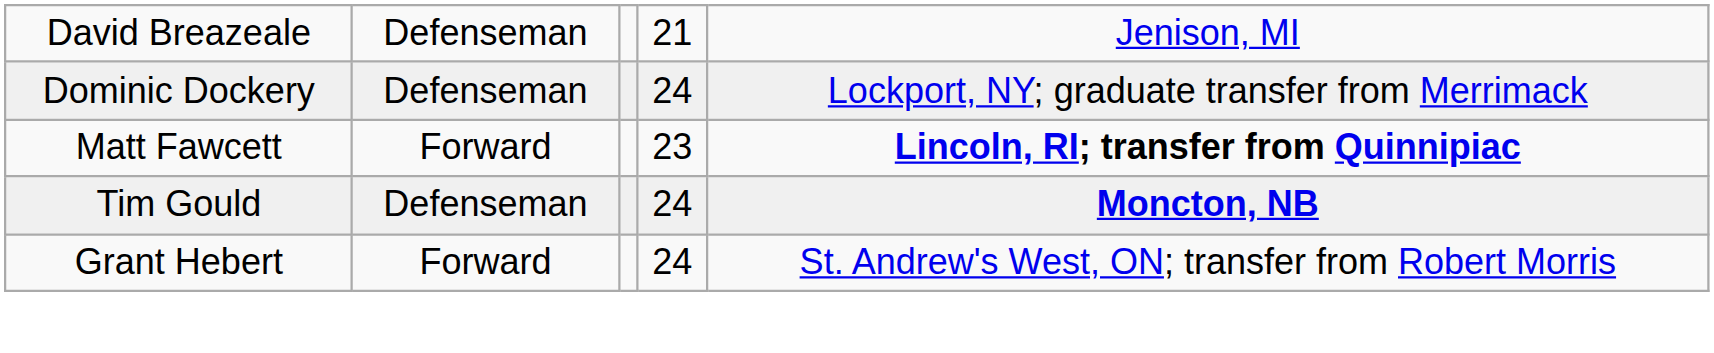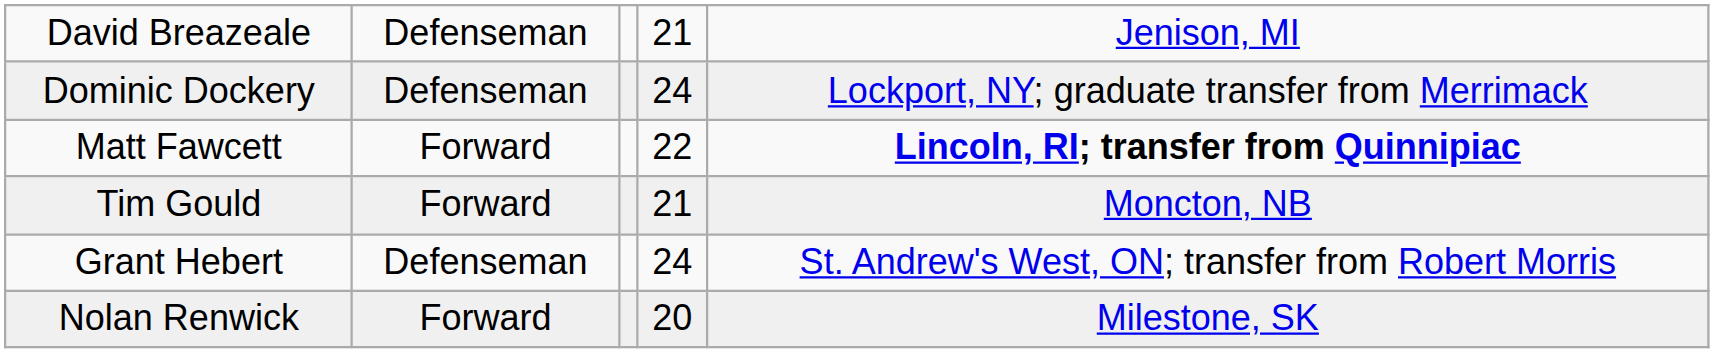(672, 147) 23 -> (672, 147) 22
(485, 204) Defenseman -> (485, 204) Forward
(672, 204) 24 -> (672, 204) 21
(1208, 204) bold -> (1208, 204) normal
(485, 261) Forward -> (485, 261) Defenseman
+ row: (179, 318)
